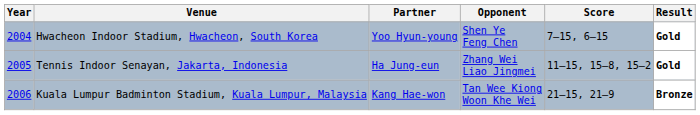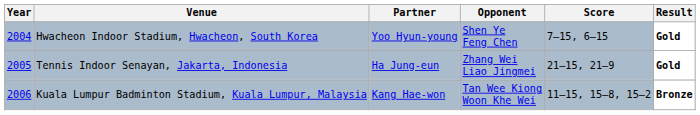(599, 65) 11–15, 15–8, 15–2 -> (581, 65) 21–15, 21–9
(581, 94) 21–15, 21–9 -> (599, 94) 11–15, 15–8, 15–2
